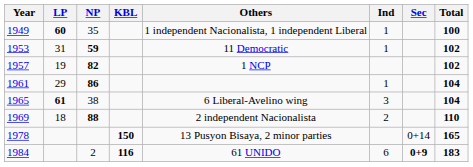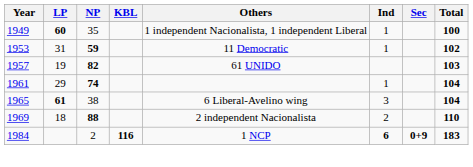(256, 65) 1 NCP -> (256, 65) 61 UNIDO
(451, 65) 102 -> (451, 65) 103
(93, 83) 86 -> (93, 83) 74
- row: (18, 135)
(256, 153) 61 UNIDO -> (256, 135) 1 NCP
(386, 153) normal -> (386, 135) bold
